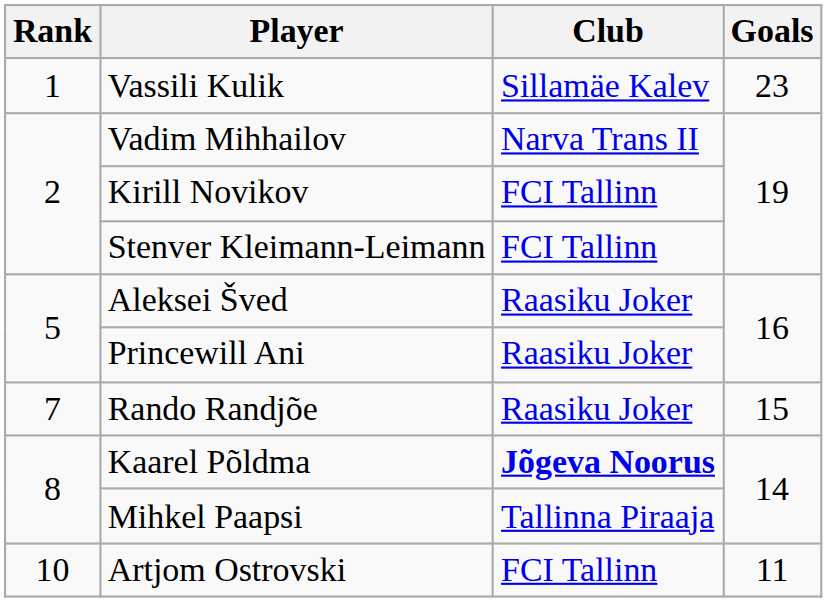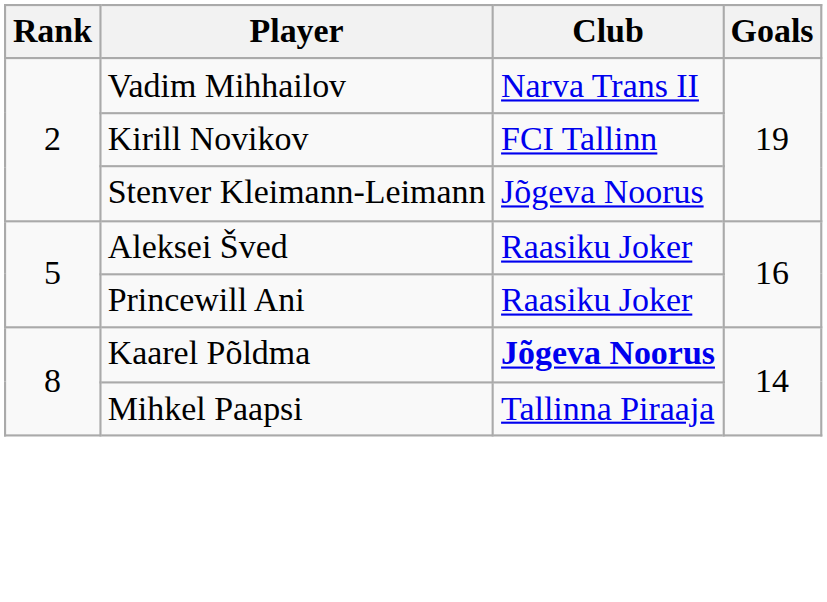- row: (196, 85)
(579, 246) FCI Tallinn -> (602, 192) Jõgeva Noorus
- row: (213, 407)
- row: (227, 569)
